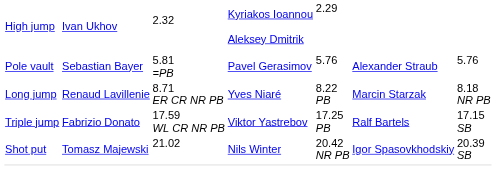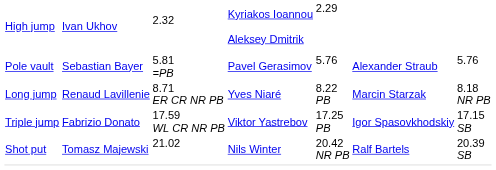(381, 122) Ralf Bartels -> (403, 122) Igor Spasovkhodskiy
(403, 149) Igor Spasovkhodskiy -> (381, 149) Ralf Bartels
